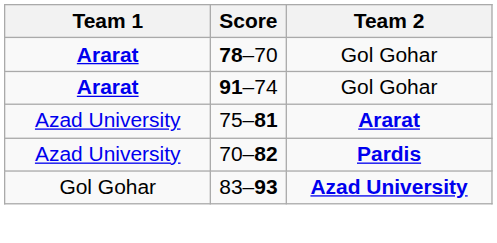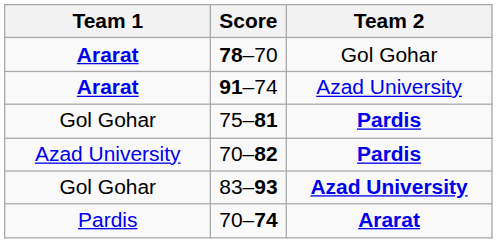(389, 87) Gol Gohar -> (389, 87) Azad University
(108, 120) Azad University -> (108, 120) Gol Gohar
(389, 120) Ararat -> (389, 120) Pardis
+ row: (248, 220)
